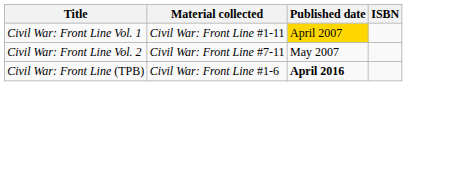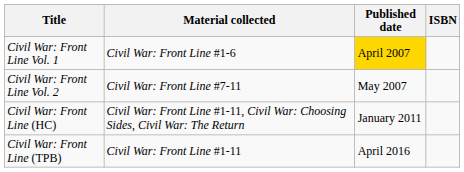(217, 33) Civil War: Front Line #1-11 -> (171, 53) Civil War: Front Line #1-6
+ row: (47, 118)
(214, 71) Civil War: Front Line #1-6 -> (174, 150) Civil War: Front Line #1-11
(317, 71) bold -> (384, 150) normal
